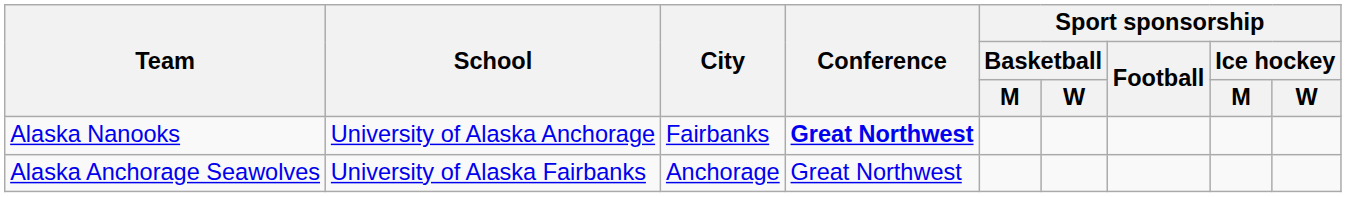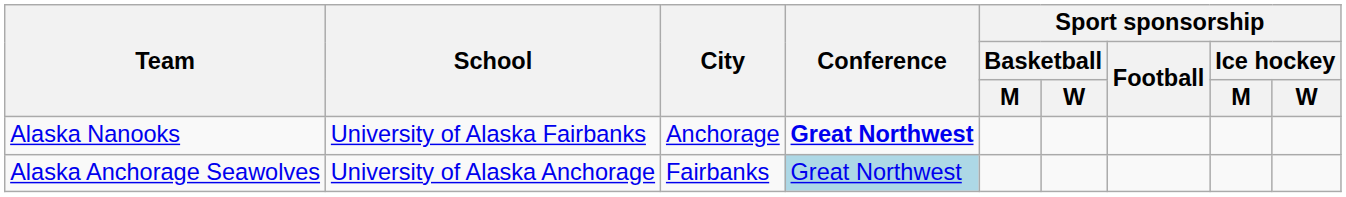(493, 135) University of Alaska Anchorage -> (488, 135) University of Alaska Fairbanks
(718, 135) Fairbanks -> (723, 135) Anchorage
(488, 172) University of Alaska Fairbanks -> (493, 172) University of Alaska Anchorage
(723, 172) Anchorage -> (718, 172) Fairbanks
(876, 172) no background -> (876, 172) lightblue background
